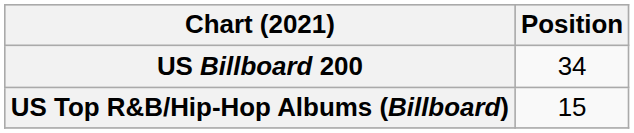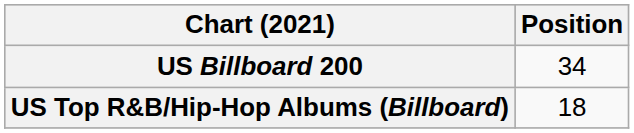(572, 107) 15 -> (572, 107) 18
